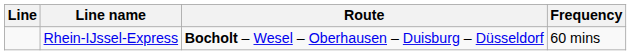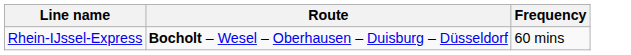- column: (22, 15)
